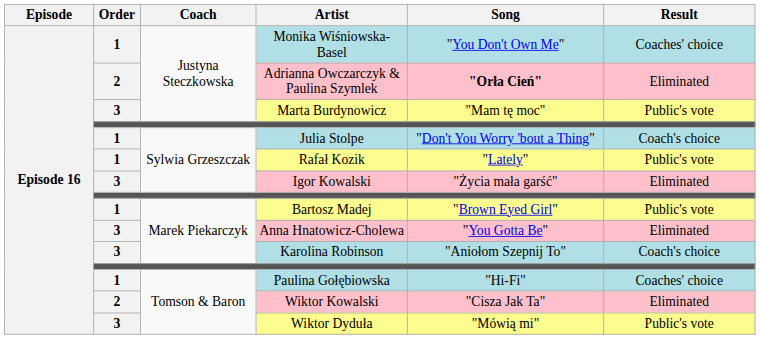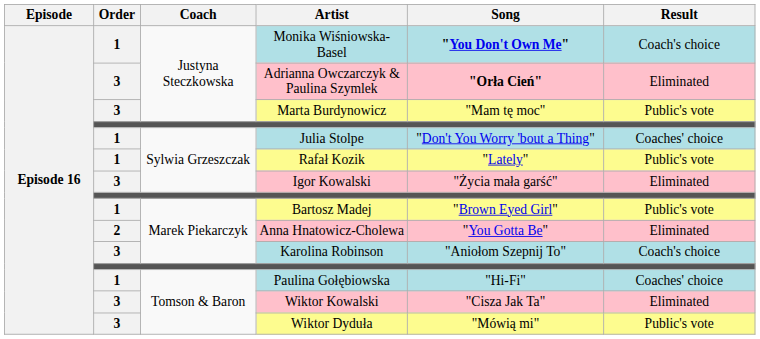(505, 44) normal -> (505, 44) bold
(679, 44) Coaches' choice -> (679, 44) Coach's choice
(117, 81) 2 -> (117, 81) 3
(679, 138) Coach's choice -> (679, 138) Coaches' choice
(117, 230) 3 -> (117, 230) 2
(117, 301) 2 -> (117, 301) 3
